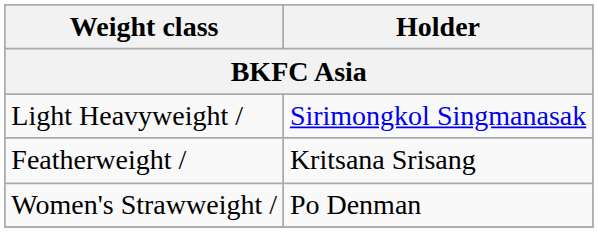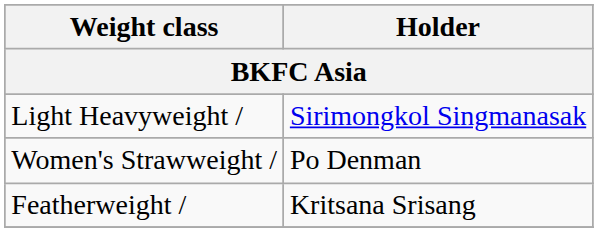rows swapped: (99, 159) <-> (144, 204)
